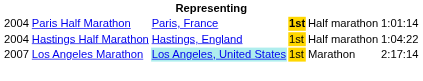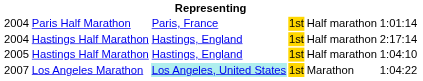(297, 23) bold -> (296, 23) normal
(400, 39) 1:04:22 -> (399, 39) 2:17:14
+ row: (17, 54)
(400, 54) 2:17:14 -> (399, 70) 1:04:22
